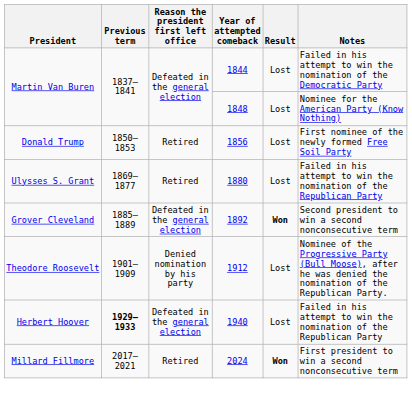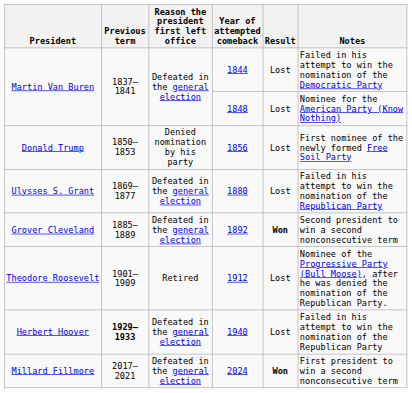(180, 142) Retired -> (180, 147) Denied nomination by his party
(180, 181) Retired -> (180, 191) Defeated in the general election
(180, 268) Denied nomination by his party -> (180, 278) Retired
(180, 361) Retired -> (180, 371) Defeated in the general election
